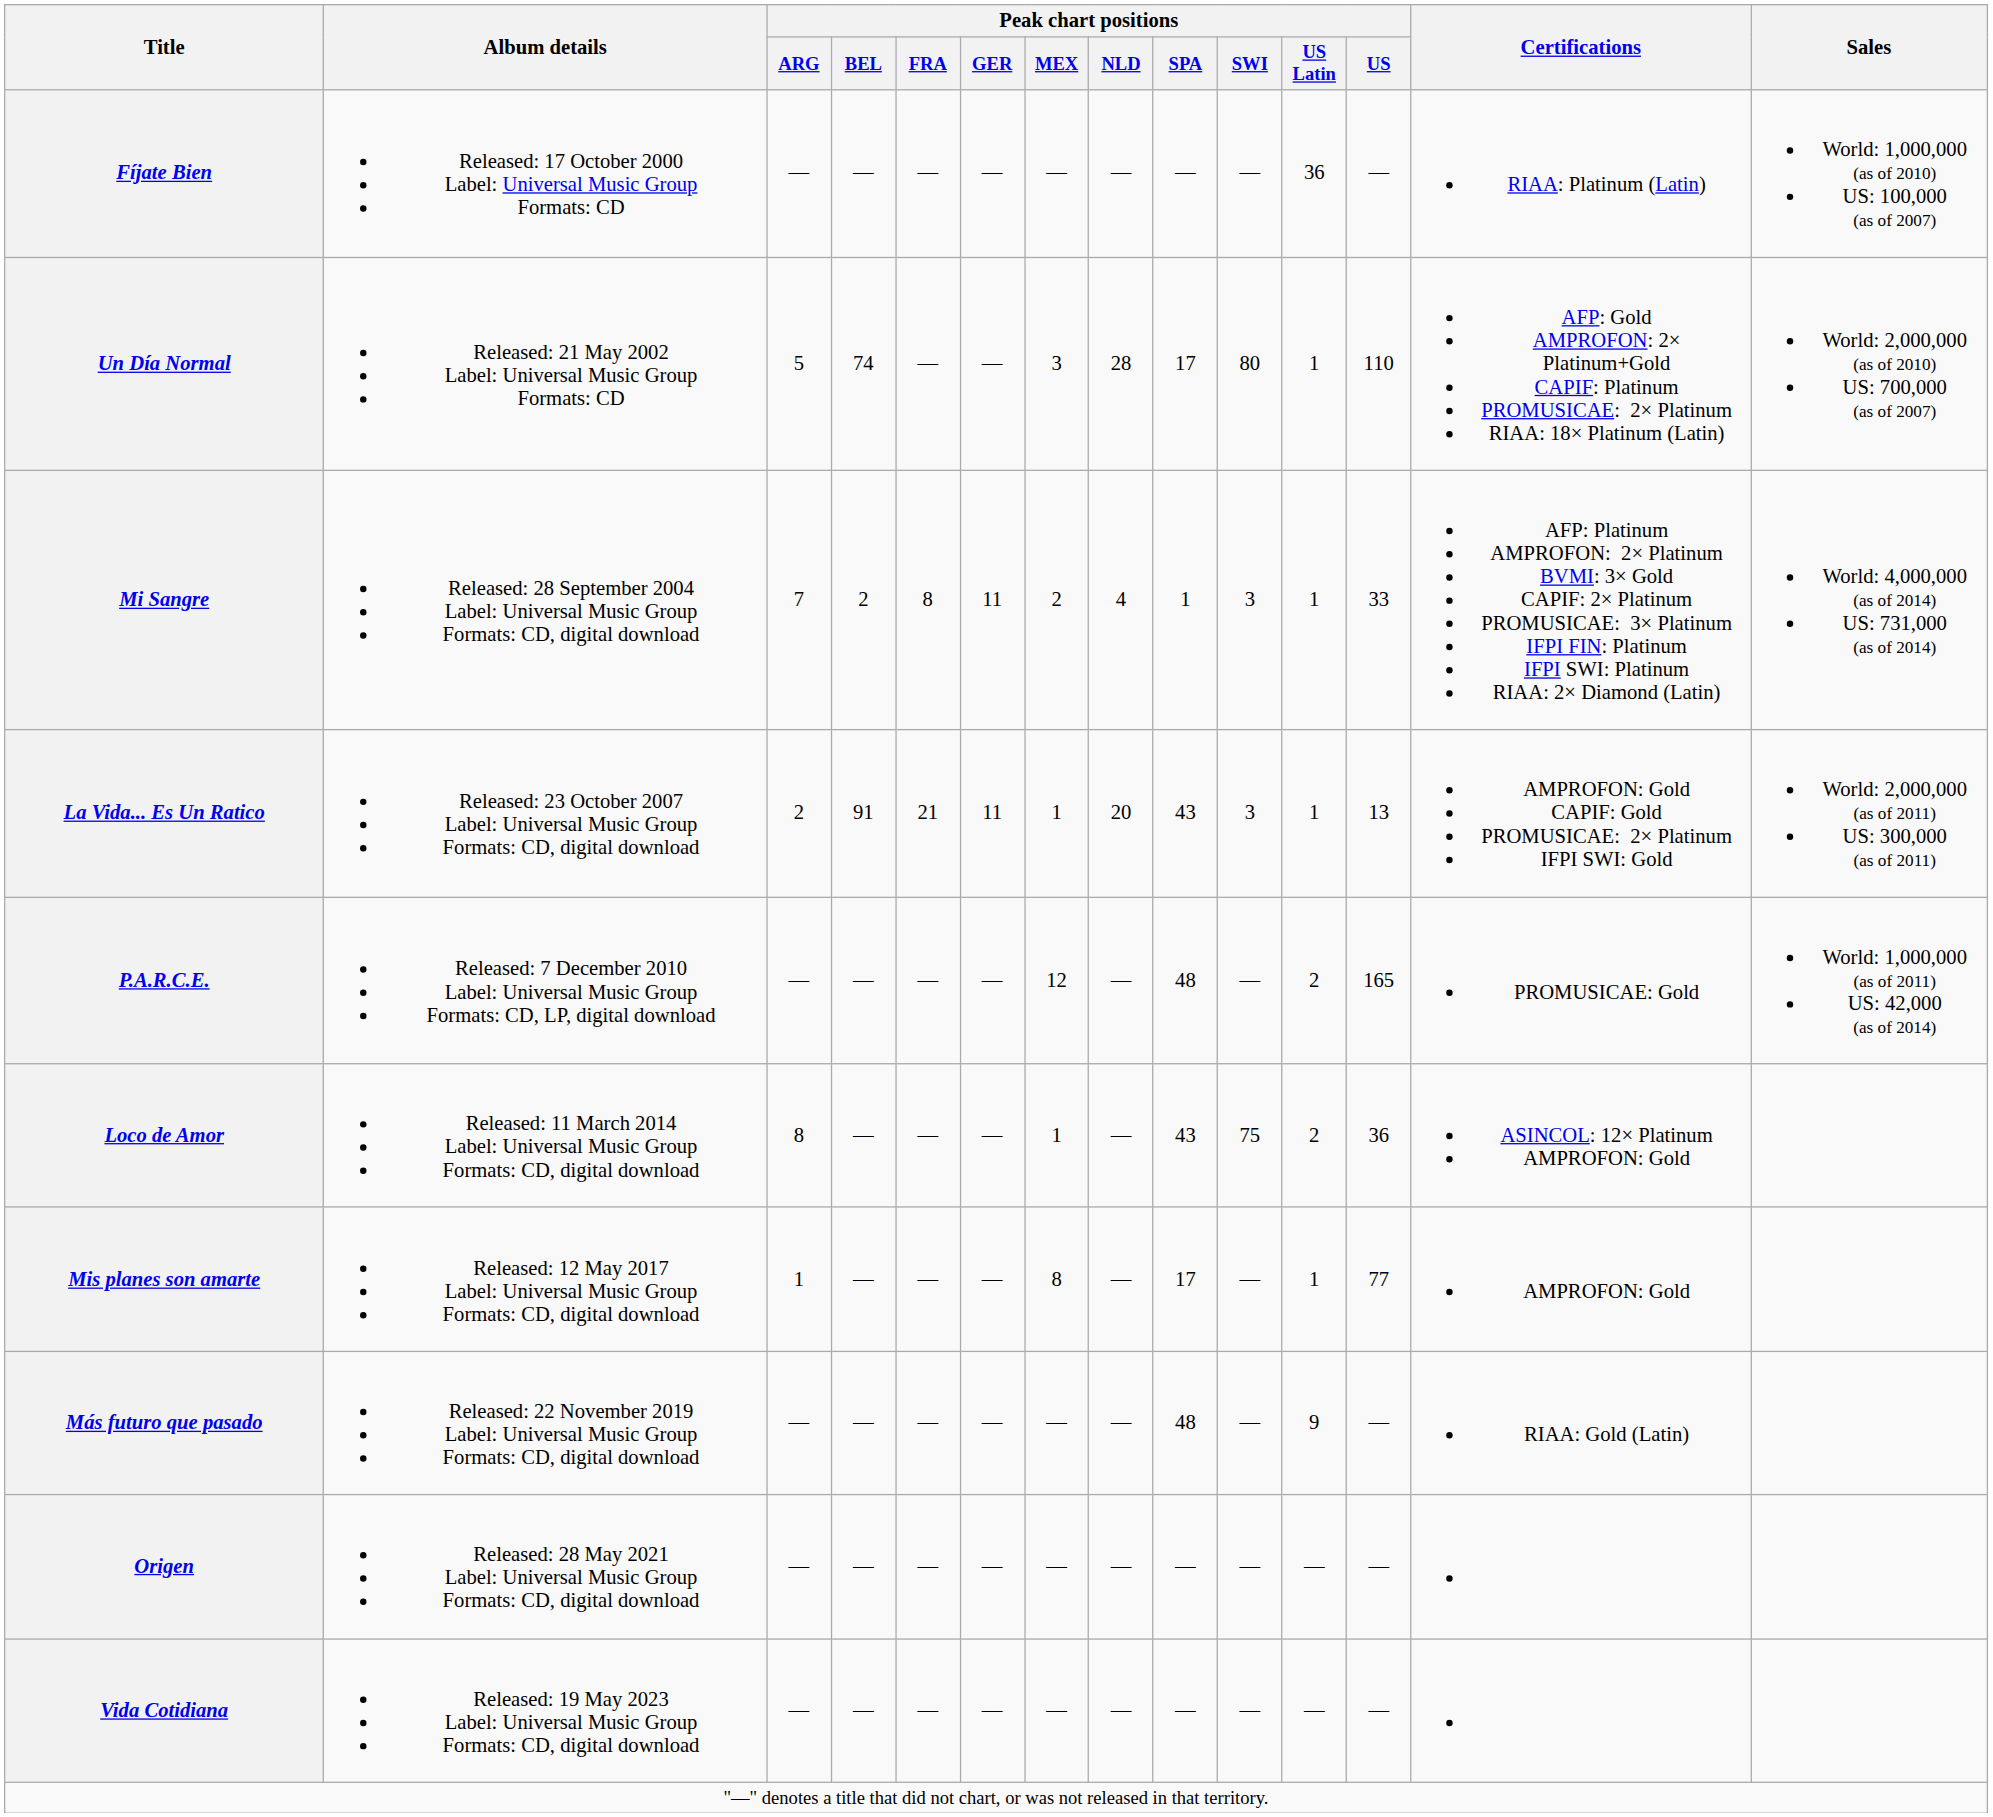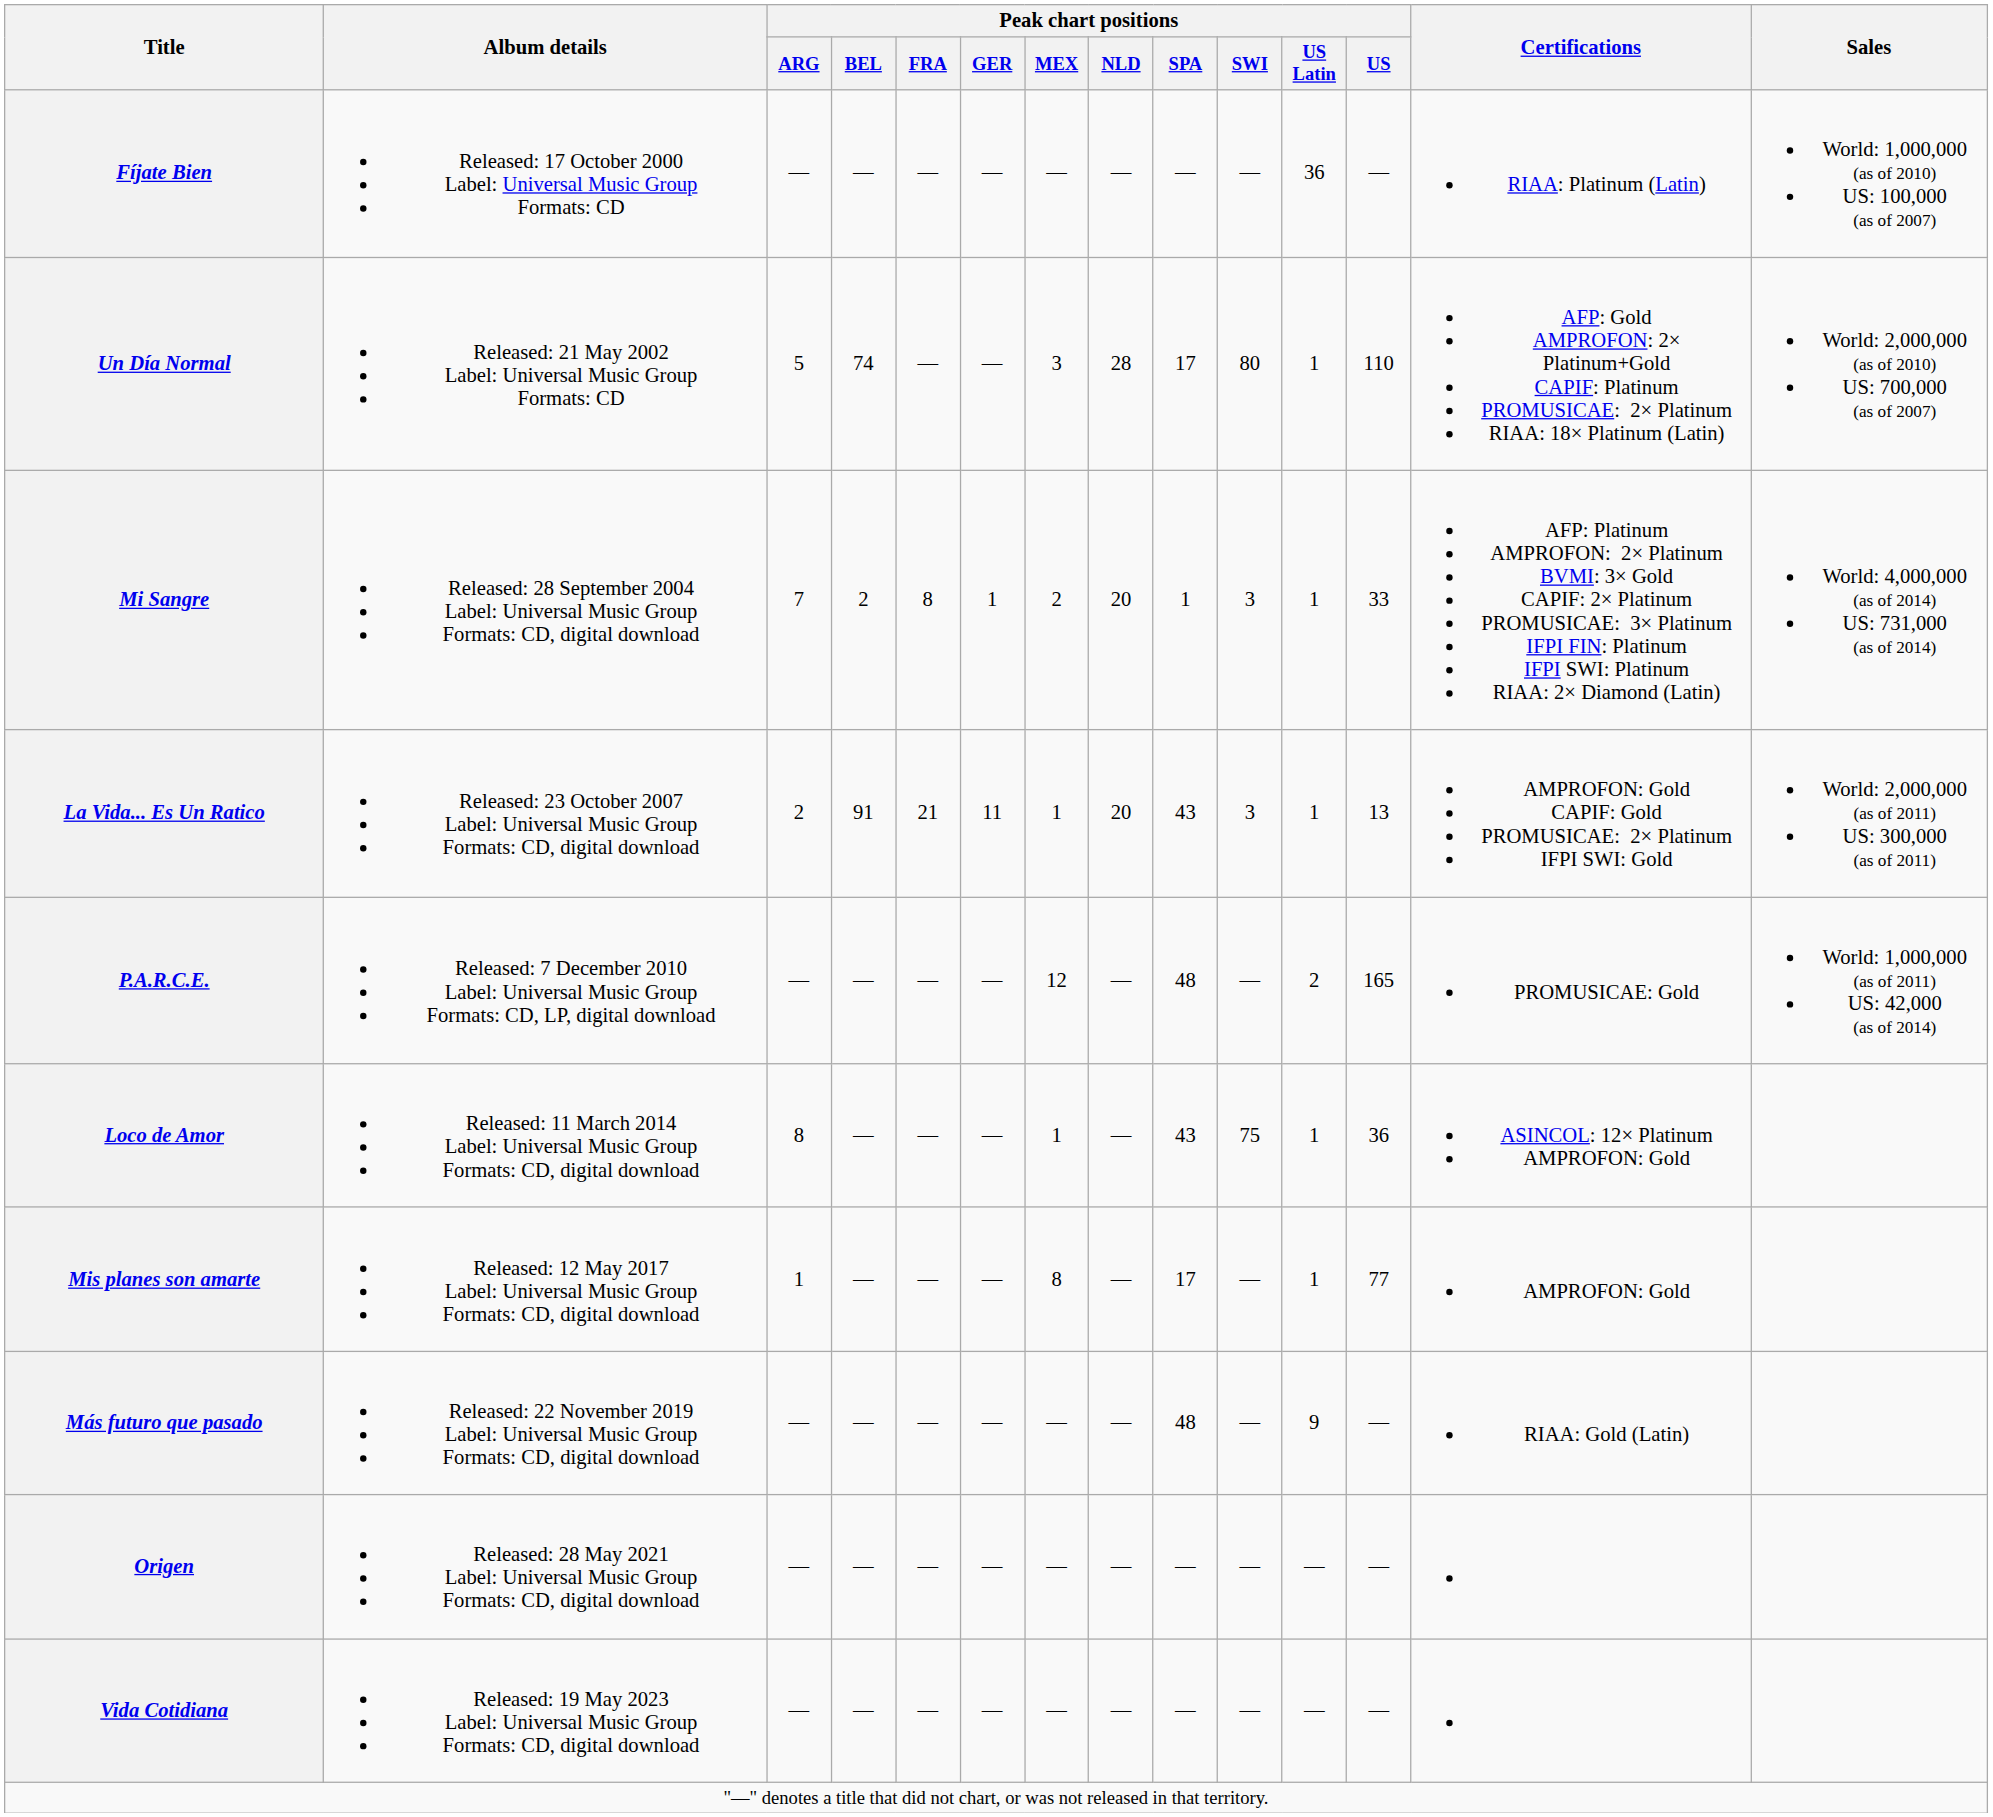(992, 599) 11 -> (992, 599) 1
(1121, 599) 4 -> (1121, 599) 20
(1314, 1135) 2 -> (1314, 1135) 1
